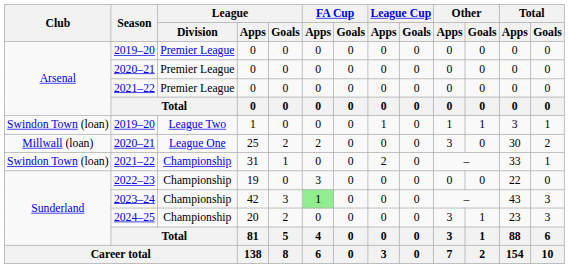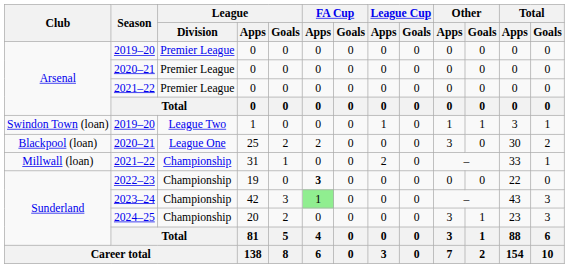(58, 143) Millwall (loan) -> (58, 143) Blackpool (loan)
(58, 161) Swindon Town (loan) -> (58, 161) Millwall (loan)
(318, 180) normal -> (318, 180) bold
